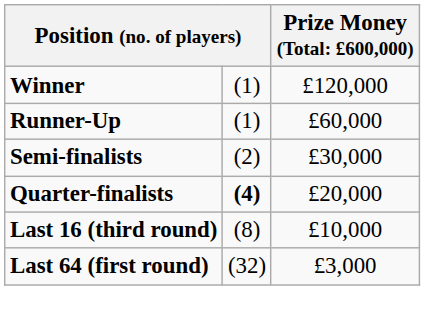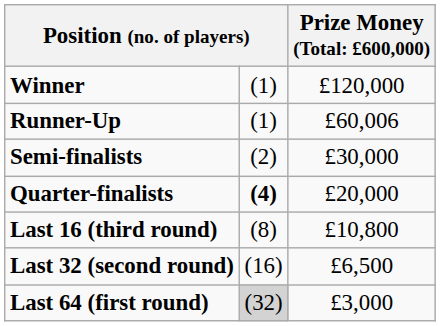(345, 120) £60,000 -> (362, 120) £60,006
(345, 229) £10,000 -> (362, 229) £10,800
+ row: (122, 266)
(247, 266) no background -> (264, 302) lightgrey background
